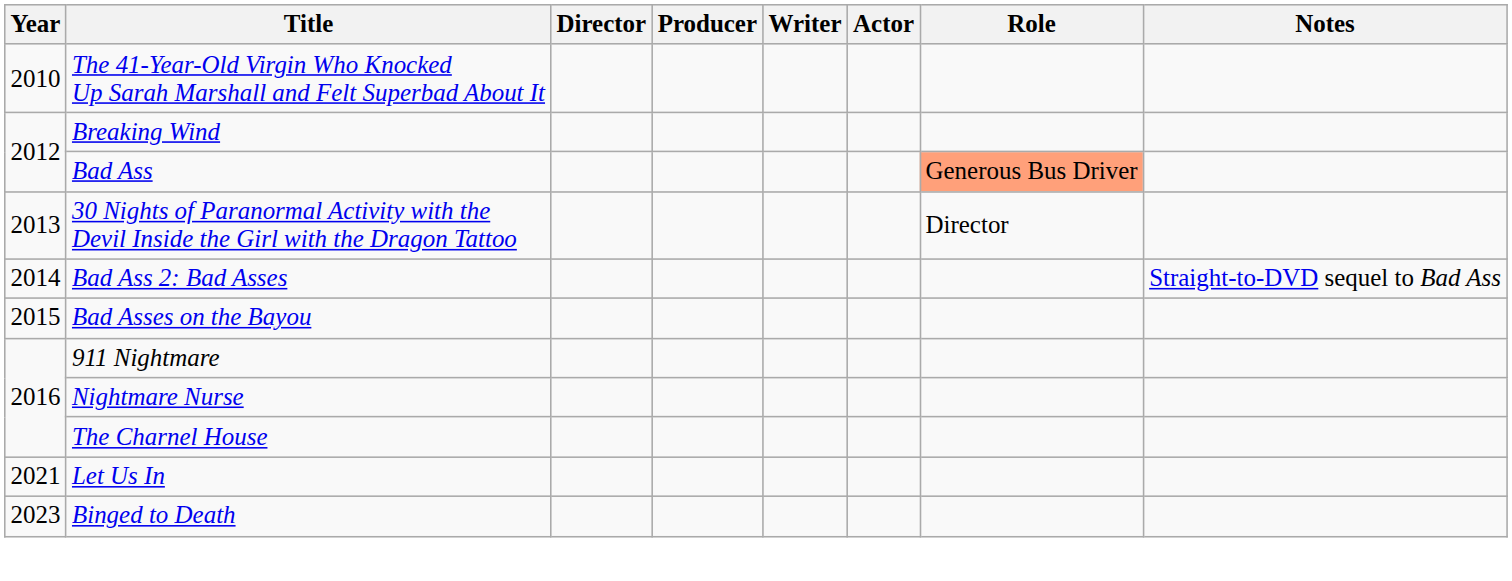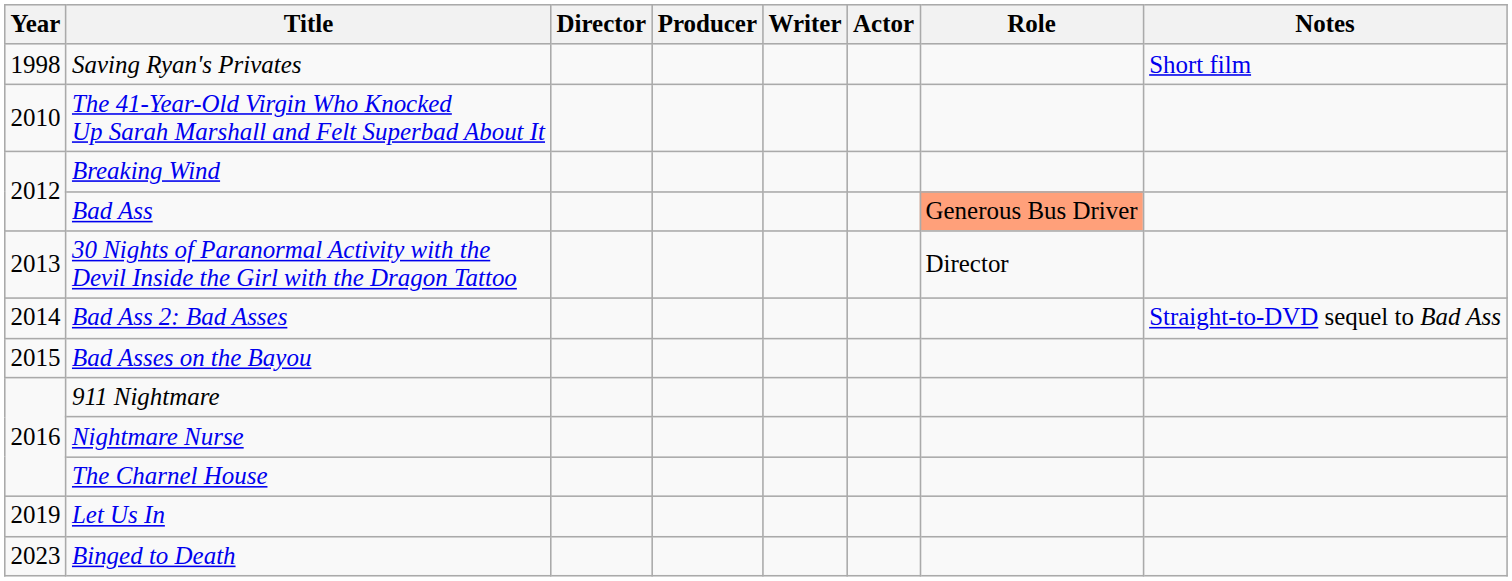+ row: (187, 63)
(35, 476) 2021 -> (35, 515) 2019
